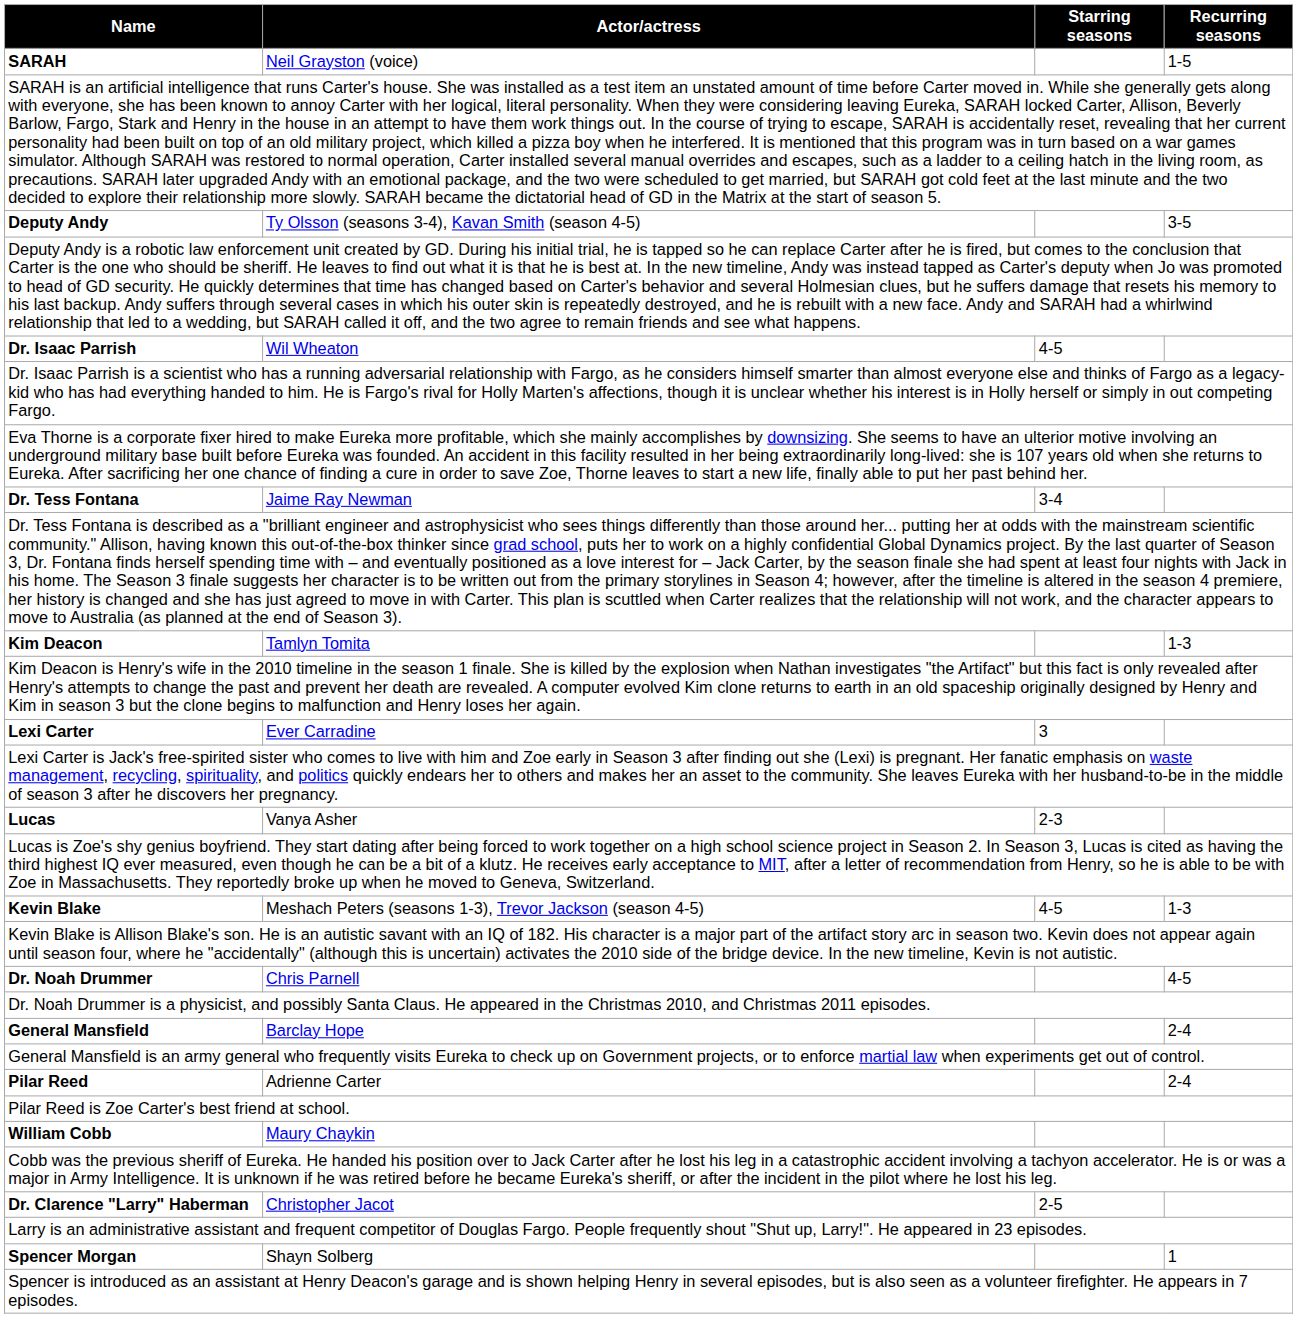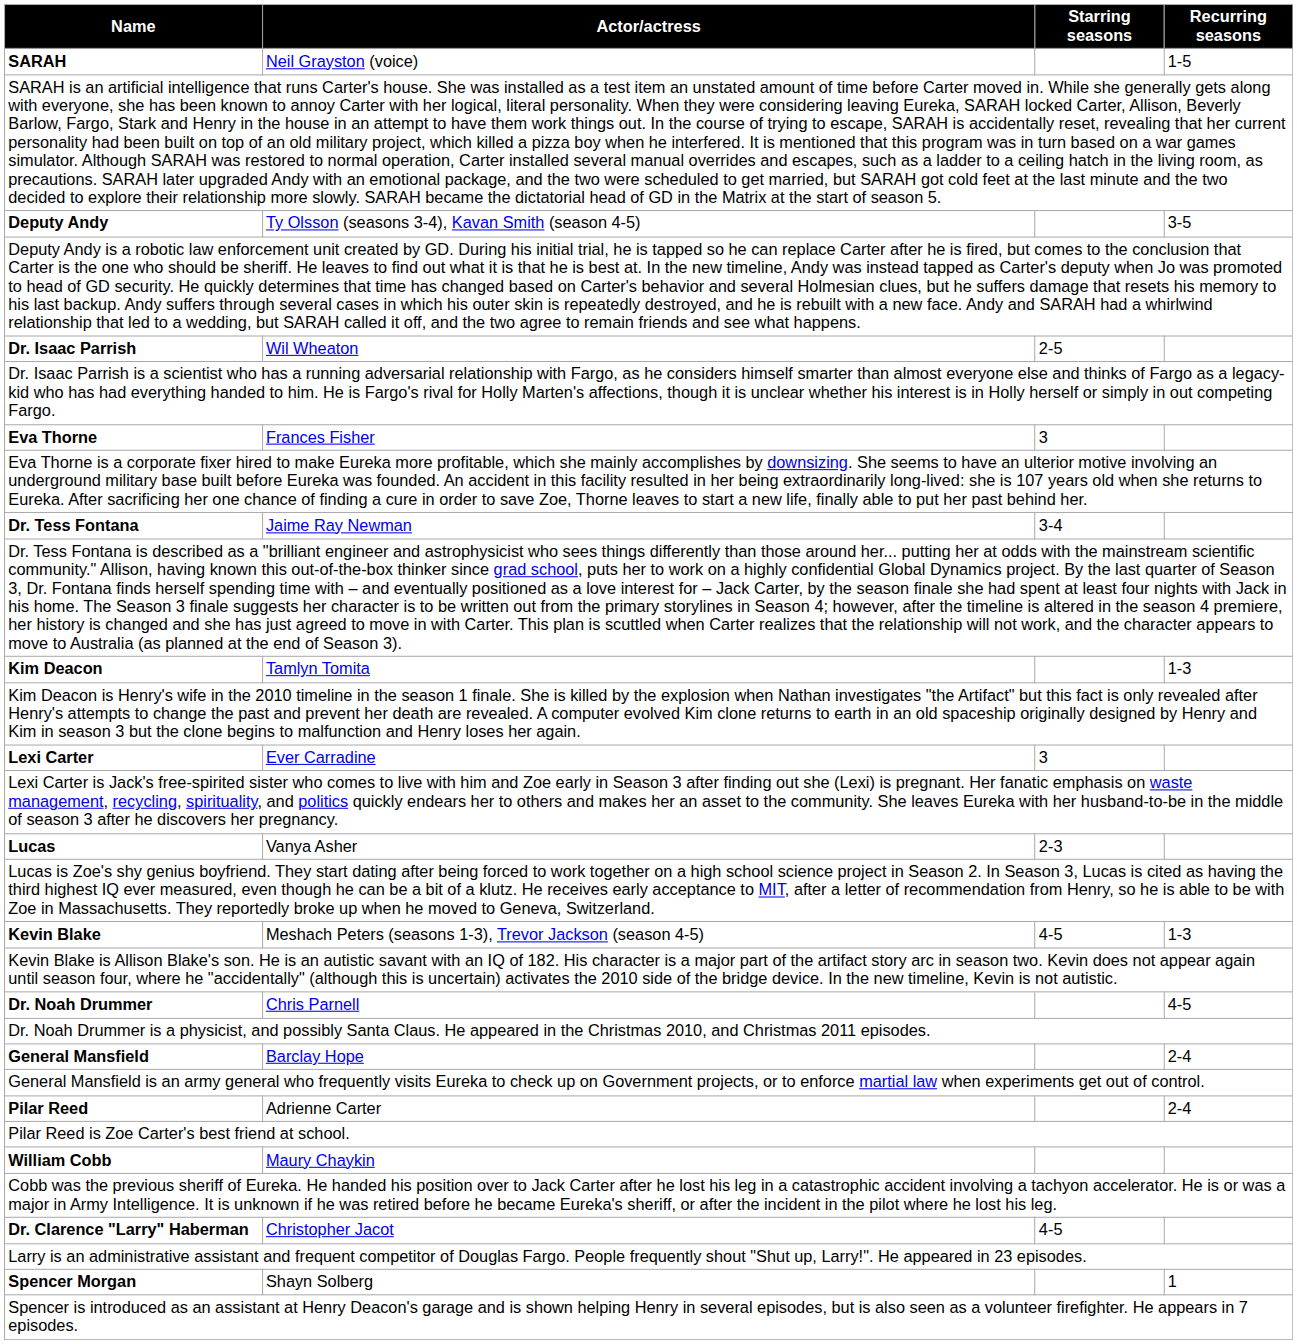(1051, 348) 4-5 -> (1051, 348) 2-5
+ row: (53, 437)
(1051, 1204) 2-5 -> (1051, 1230) 4-5
